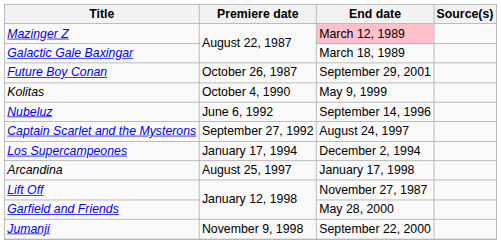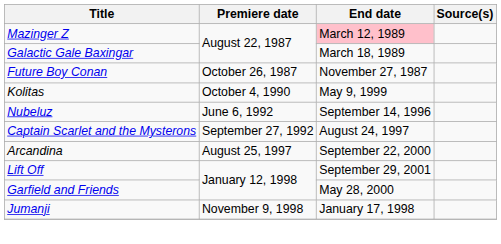(375, 72) September 29, 2001 -> (373, 72) November 27, 1987
- row: (67, 151)
(367, 170) January 17, 1998 -> (375, 151) September 22, 2000
(373, 190) November 27, 1987 -> (375, 170) September 29, 2001
(375, 229) September 22, 2000 -> (367, 209) January 17, 1998
